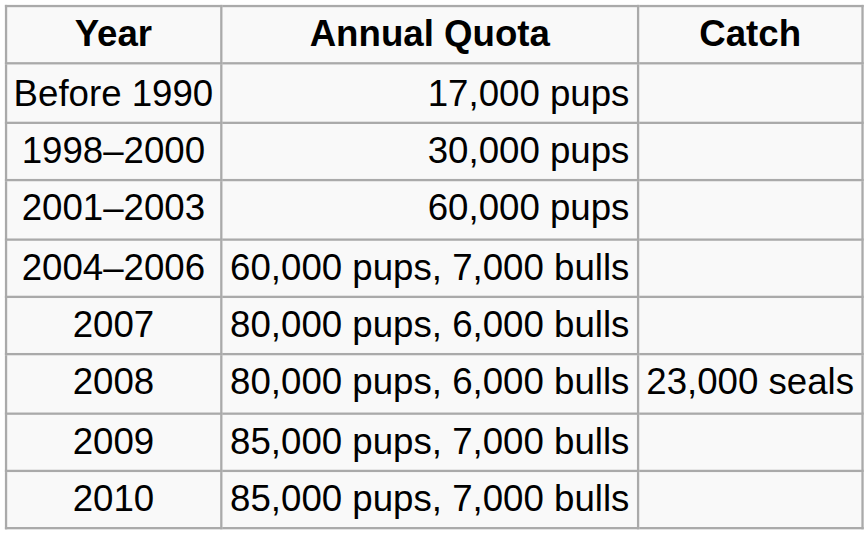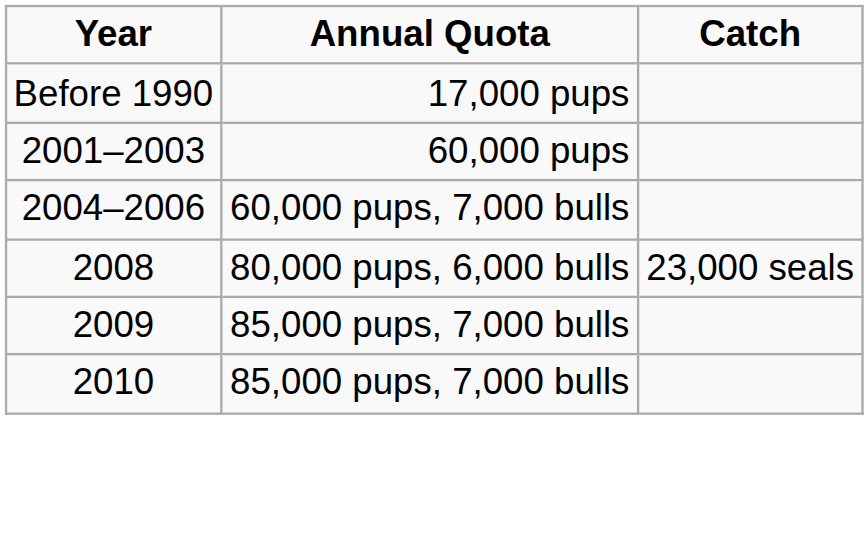- row: (113, 150)
- row: (113, 324)
